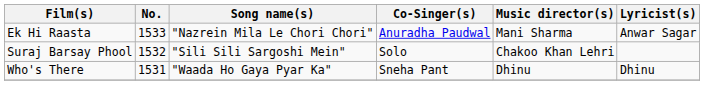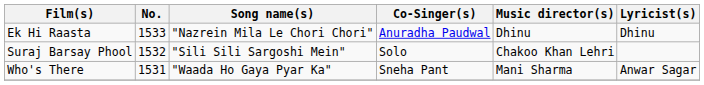(534, 33) Mani Sharma -> (513, 33) Dhinu
(658, 33) Anwar Sagar -> (637, 33) Dhinu
(513, 70) Dhinu -> (534, 70) Mani Sharma
(637, 70) Dhinu -> (658, 70) Anwar Sagar
